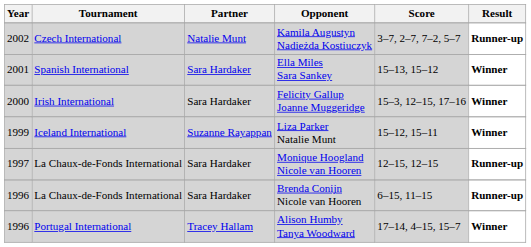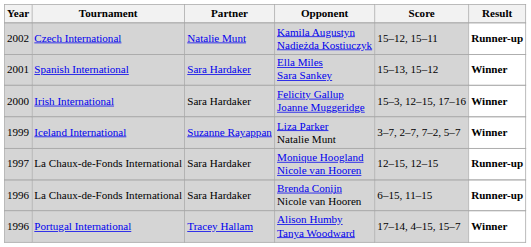(419, 38) 3–7, 2–7, 7–2, 5–7 -> (408, 38) 15–12, 15–11
(408, 132) 15–12, 15–11 -> (419, 132) 3–7, 2–7, 7–2, 5–7
